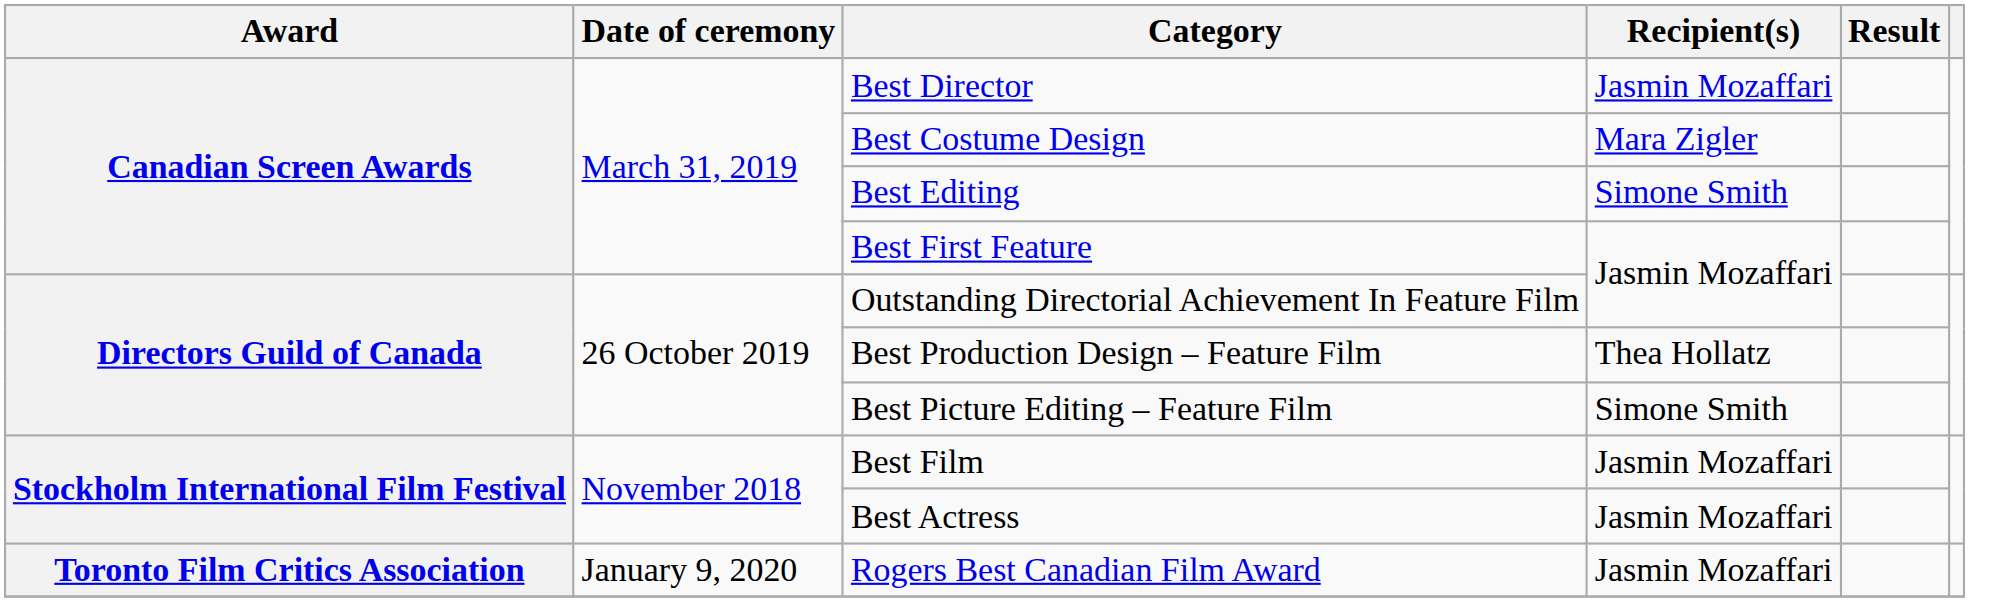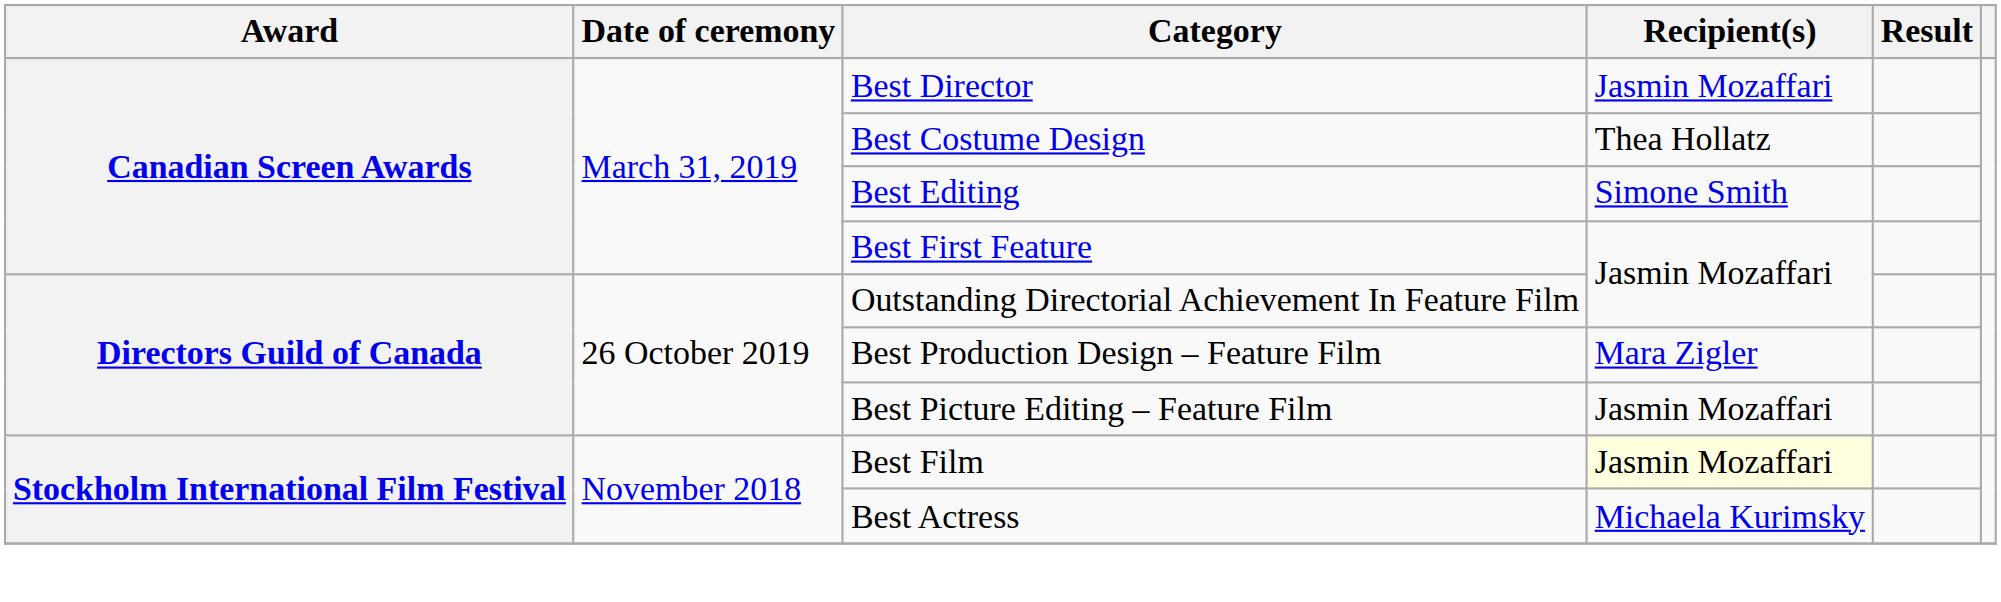(1676, 138) Mara Zigler -> (1683, 138) Thea Hollatz
(1683, 354) Thea Hollatz -> (1676, 354) Mara Zigler
(1691, 407) Simone Smith -> (1714, 407) Jasmin Mozaffari
(1714, 461) no background -> (1714, 461) lightyellow background
(1714, 515) Jasmin Mozaffari -> (1730, 515) Michaela Kurimsky
- row: (1086, 569)
